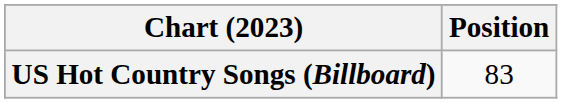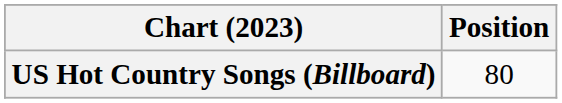(499, 73) 83 -> (499, 73) 80
